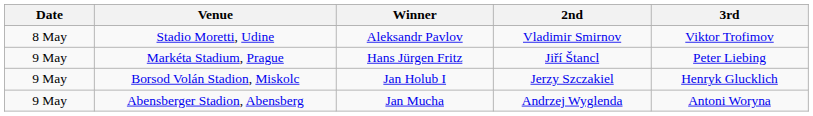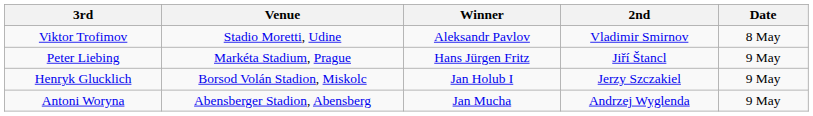columns swapped: (50, 15) <-> (729, 15)
